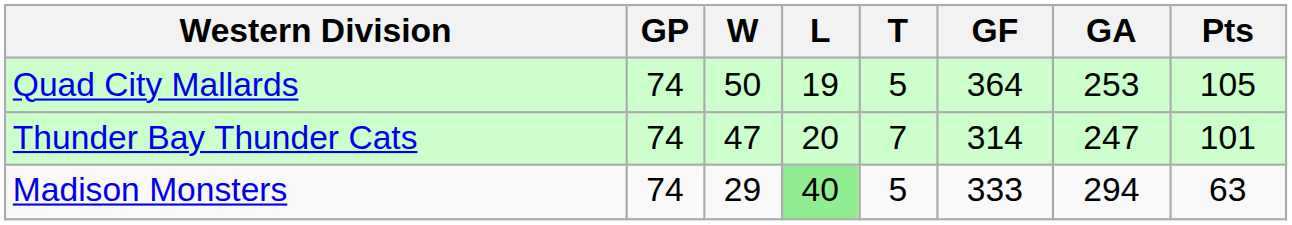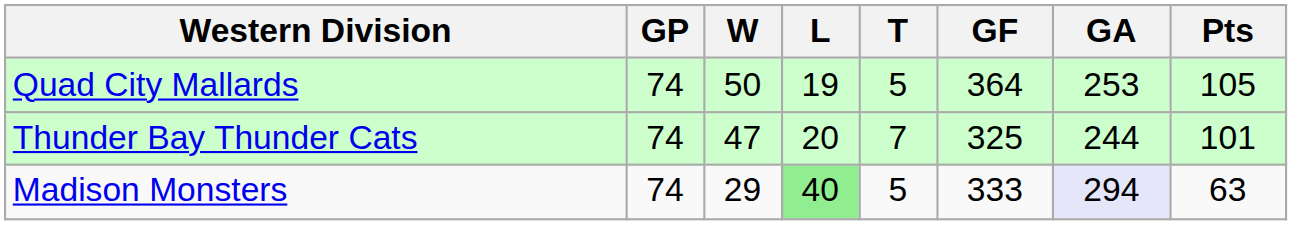(995, 137) 314 -> (995, 137) 325
(1111, 137) 247 -> (1111, 137) 244
(1111, 191) no background -> (1111, 191) lavender background
